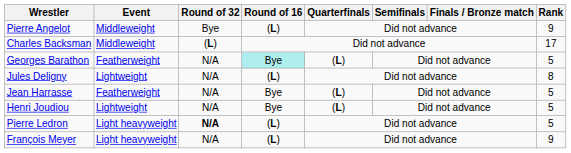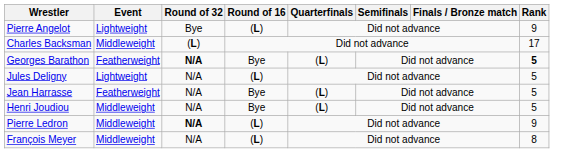(125, 29) Middleweight -> (121, 29) Lightweight
(210, 60) normal -> (194, 60) bold
(273, 60) paleturquoise background -> (257, 60) no background
(551, 60) normal -> (534, 60) bold
(551, 76) 8 -> (534, 76) 5
(121, 108) Lightweight -> (125, 108) Middleweight
(136, 124) Light heavyweight -> (125, 124) Middleweight
(551, 124) 5 -> (534, 124) 9
(136, 140) Light heavyweight -> (125, 140) Middleweight
(551, 140) 9 -> (534, 140) 8
